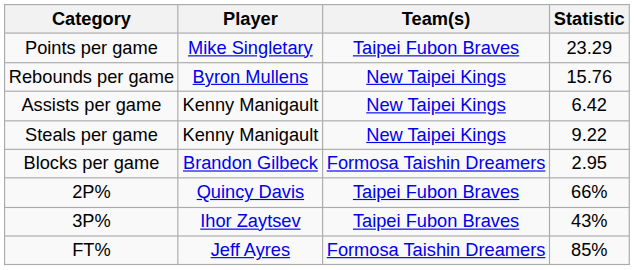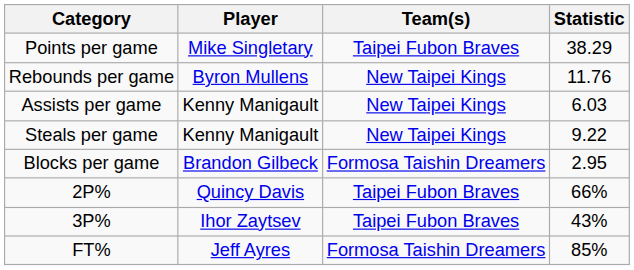(589, 47) 23.29 -> (589, 47) 38.29
(589, 76) 15.76 -> (589, 76) 11.76
(589, 105) 6.42 -> (589, 105) 6.03
